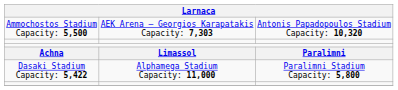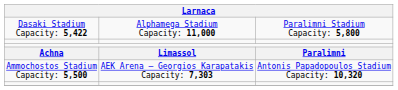rows swapped: (52, 28) <-> (52, 71)
